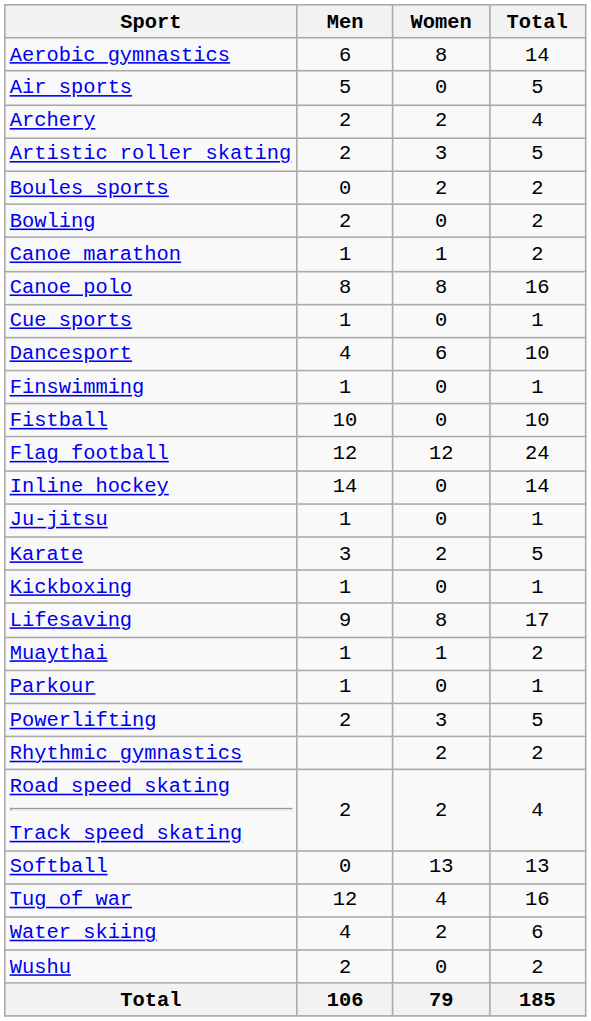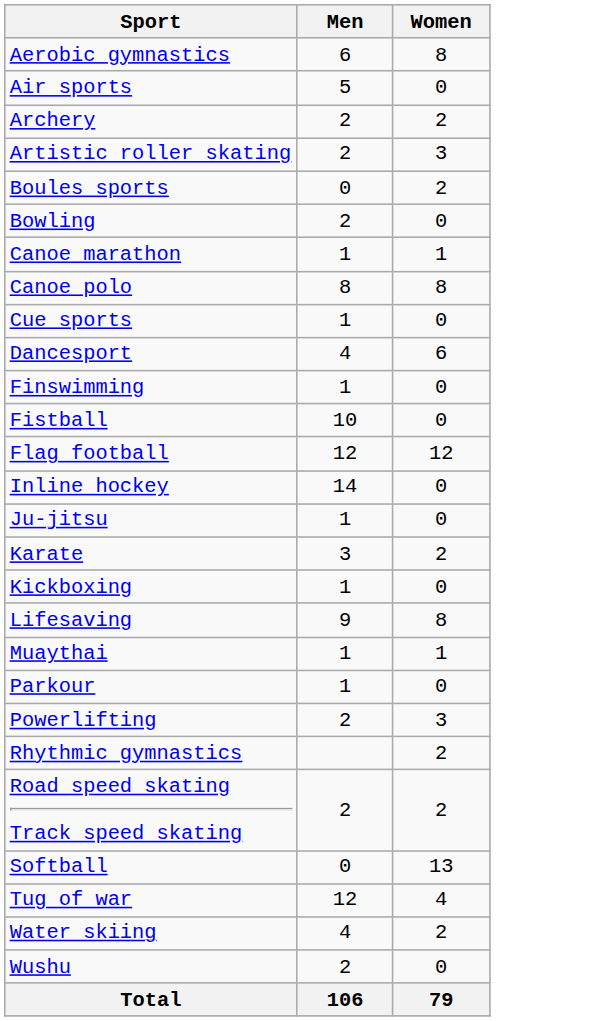- column: (537, 21)
